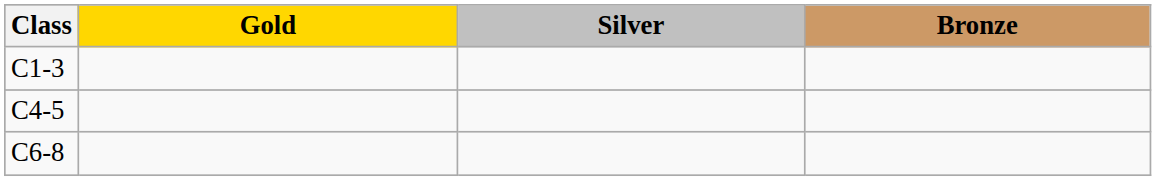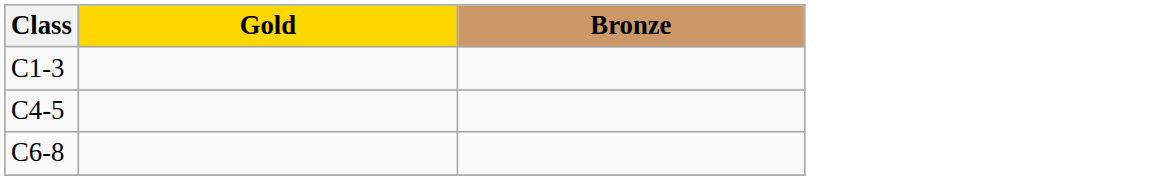- column: (631, 25)
